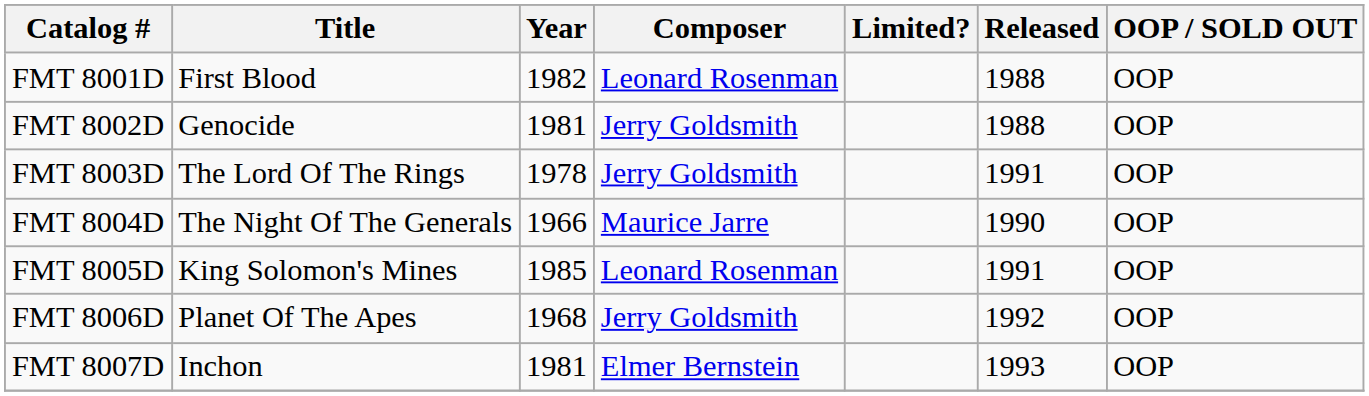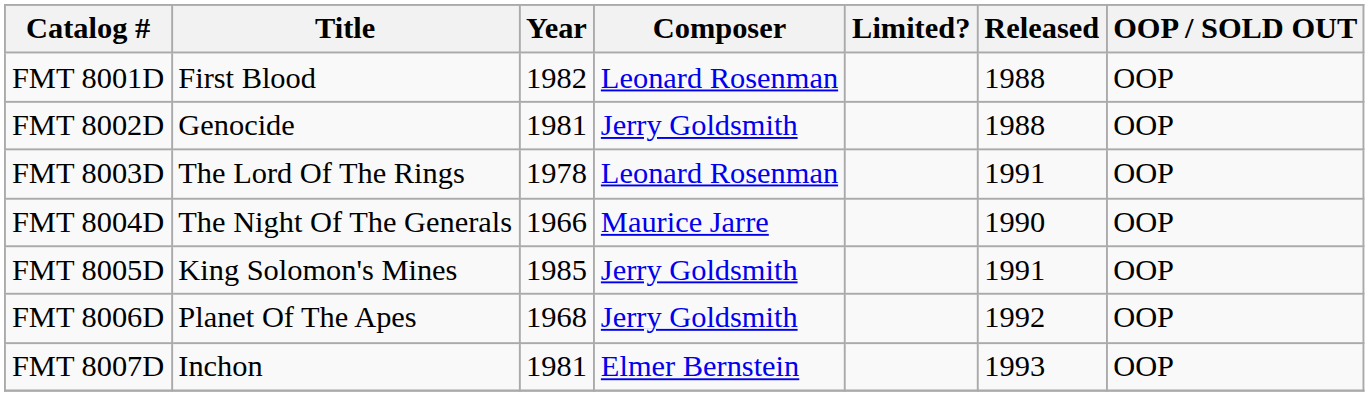(699, 173) Jerry Goldsmith -> (719, 173) Leonard Rosenman
(719, 269) Leonard Rosenman -> (699, 269) Jerry Goldsmith
